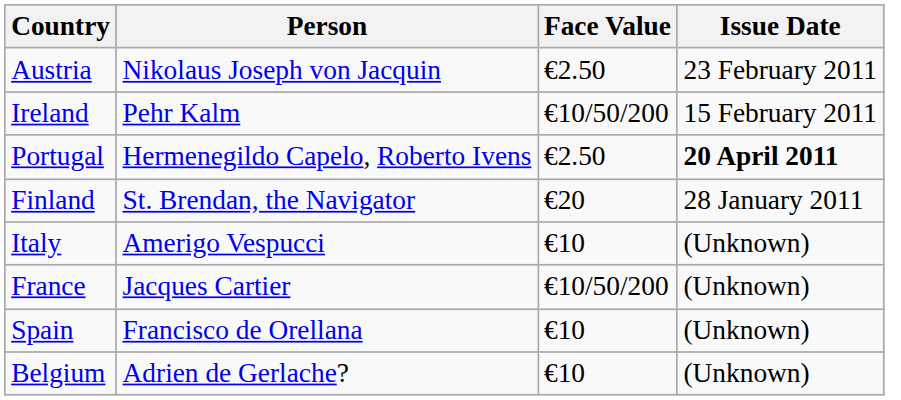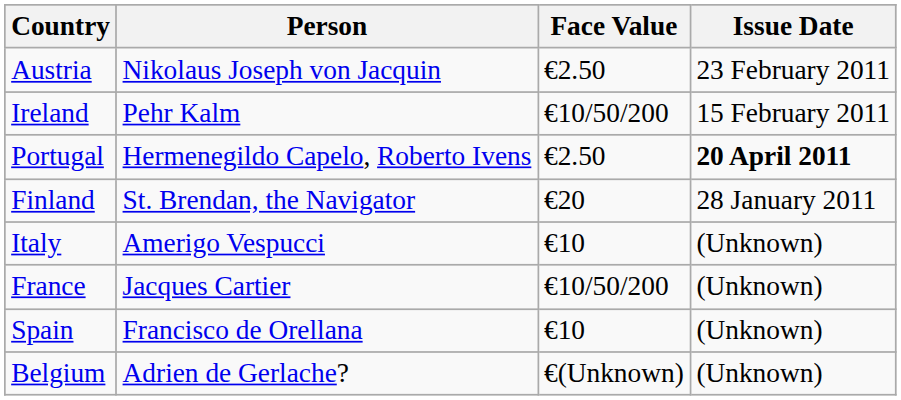(564, 373) €10 -> (614, 373) €(Unknown)
